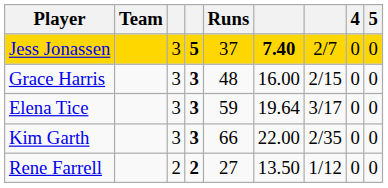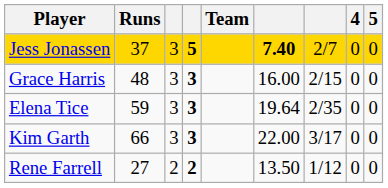columns swapped: (141, 19) <-> (228, 19)
(325, 108) 3/17 -> (325, 108) 2/35
(325, 138) 2/35 -> (325, 138) 3/17
